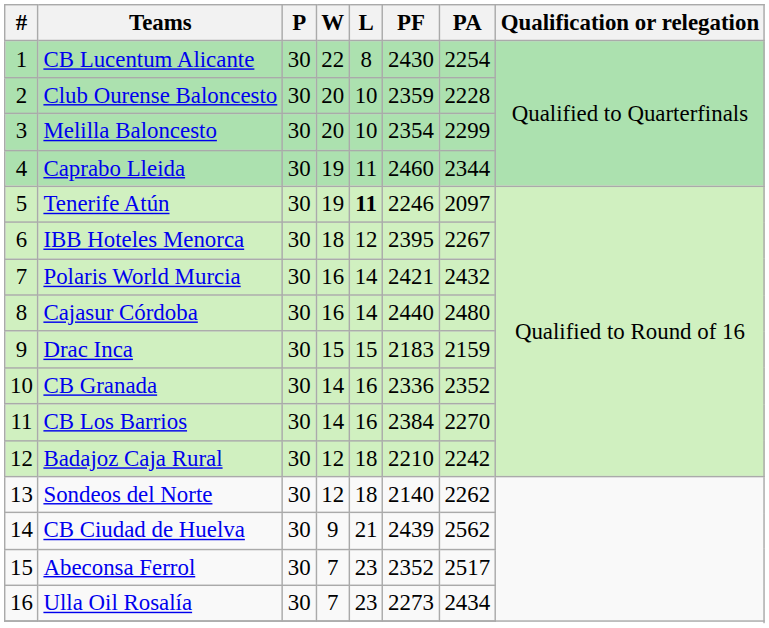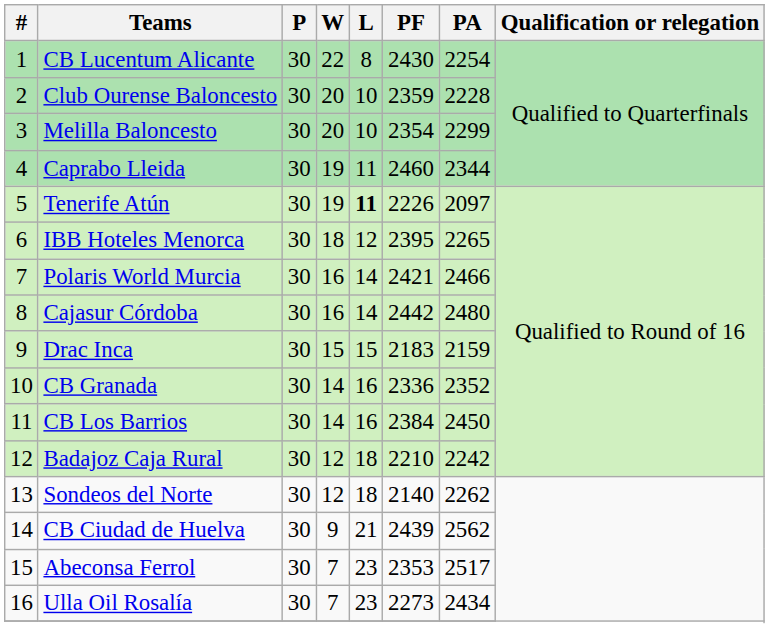(411, 204) 2246 -> (411, 204) 2226
(467, 240) 2267 -> (467, 240) 2265
(467, 276) 2432 -> (467, 276) 2466
(411, 312) 2440 -> (411, 312) 2442
(467, 421) 2270 -> (467, 421) 2450
(411, 566) 2352 -> (411, 566) 2353
